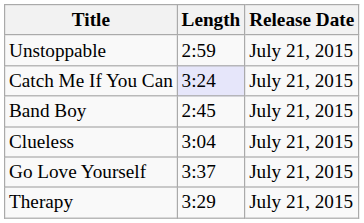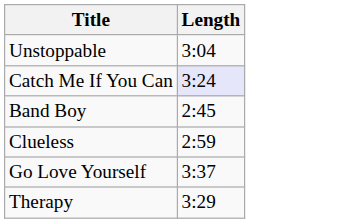- column: (302, 19)
(199, 50) 2:59 -> (199, 50) 3:04
(199, 141) 3:04 -> (199, 141) 2:59
